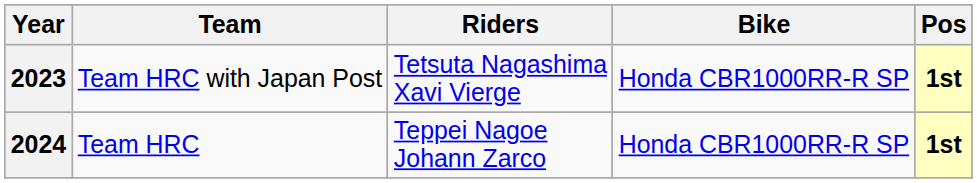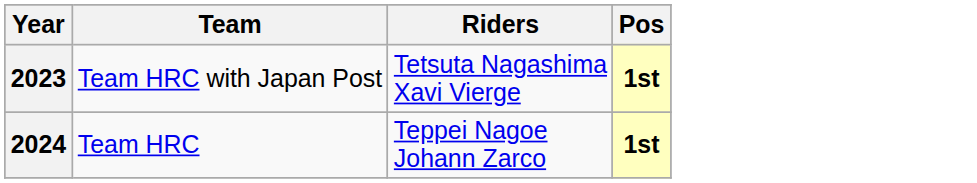- column: (764, 25)
